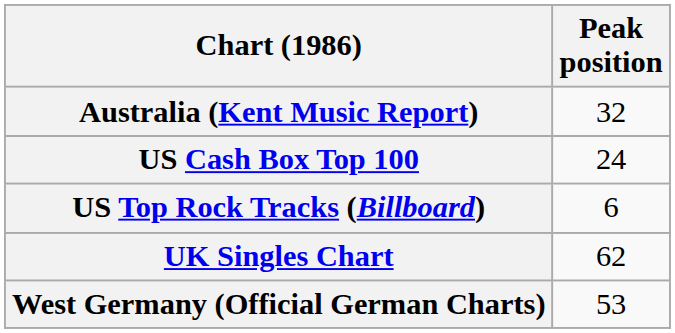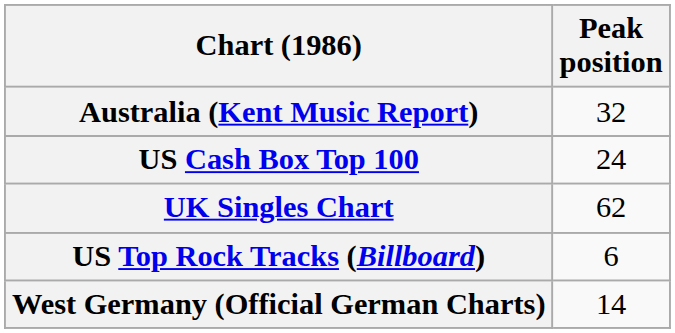rows swapped: (279, 255) <-> (279, 207)
(611, 303) 53 -> (611, 303) 14
